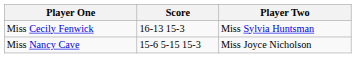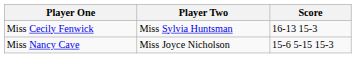columns swapped: (285, 12) <-> (178, 12)
